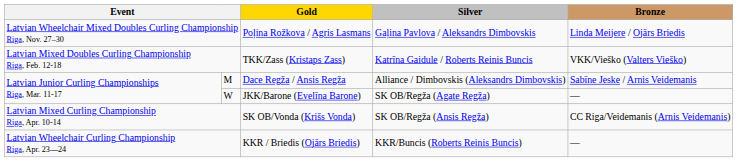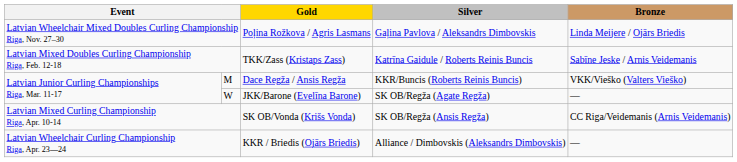(628, 59) VKK/Vieško (Valters Vieško) -> (633, 59) Sabīne Jeske / Arnis Veidemanis
(470, 80) Alliance / Dimbovskis (Aleksandrs Dimbovskis) -> (448, 80) KKR/Buncis (Roberts Reinis Buncis)
(633, 80) Sabīne Jeske / Arnis Veidemanis -> (628, 80) VKK/Vieško (Valters Vieško)
(448, 143) KKR/Buncis (Roberts Reinis Buncis) -> (470, 143) Alliance / Dimbovskis (Aleksandrs Dimbovskis)
